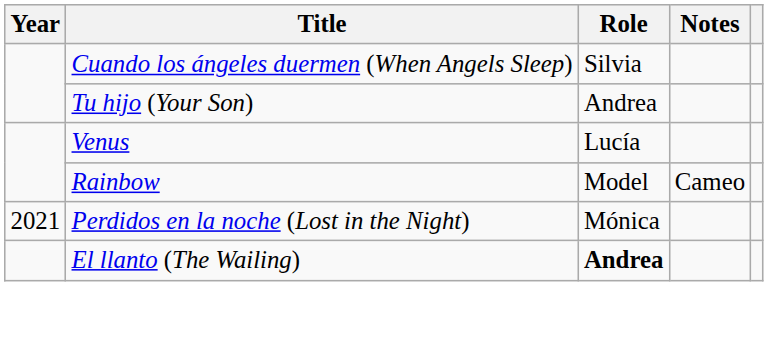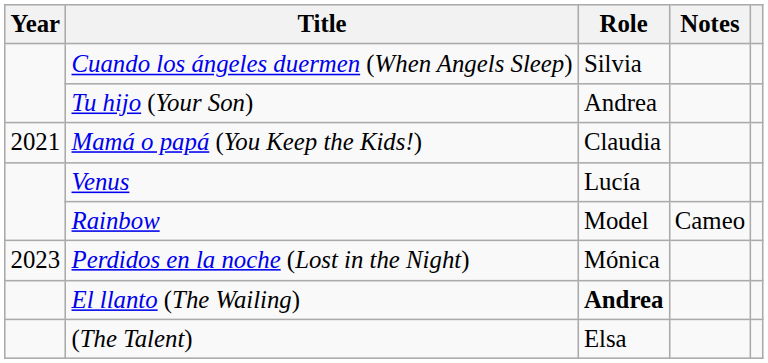+ row: (247, 142)
(35, 220) 2021 -> (35, 260) 2023
+ row: (132, 338)
